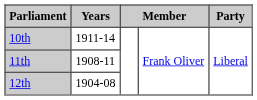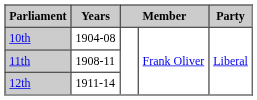(95, 38) 1911-14 -> (96, 38) 1904-08
(96, 83) 1904-08 -> (95, 83) 1911-14
